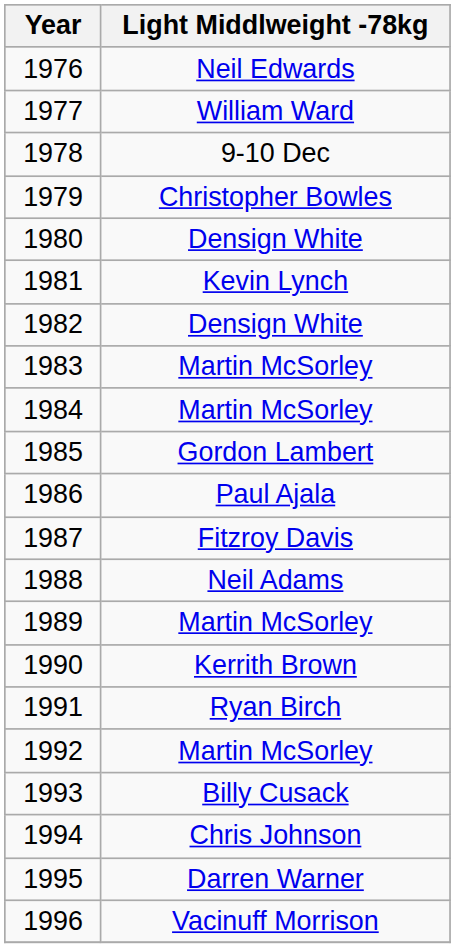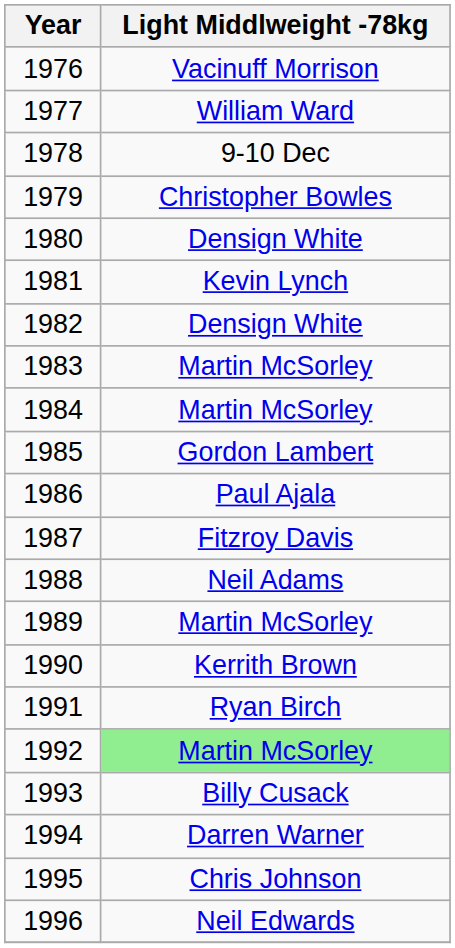(275, 68) Neil Edwards -> (275, 68) Vacinuff Morrison
(275, 750) no background -> (275, 750) lightgreen background
(275, 835) Chris Johnson -> (275, 835) Darren Warner
(275, 878) Darren Warner -> (275, 878) Chris Johnson
(275, 921) Vacinuff Morrison -> (275, 921) Neil Edwards
